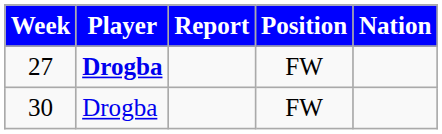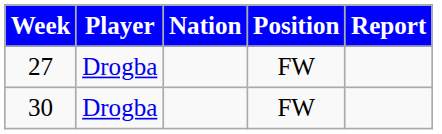columns swapped: (395, 25) <-> (212, 25)
(122, 66) bold -> (120, 66) normal
